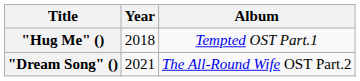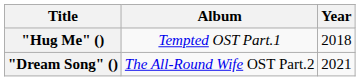columns swapped: (140, 16) <-> (257, 16)
